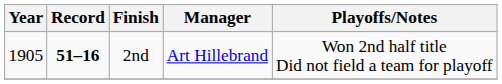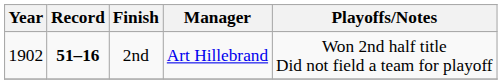(26, 55) 1905 -> (26, 55) 1902
